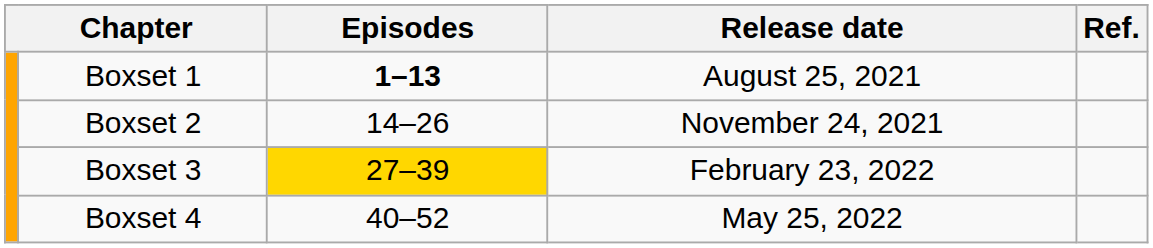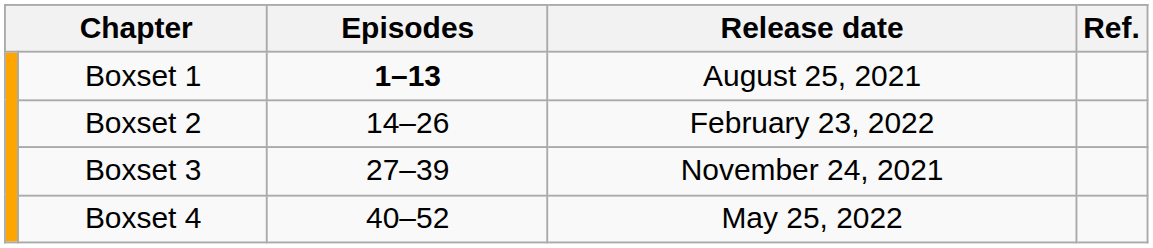(812, 123) November 24, 2021 -> (812, 123) February 23, 2022
(408, 170) gold background -> (408, 170) no background
(812, 170) February 23, 2022 -> (812, 170) November 24, 2021
